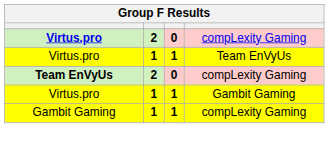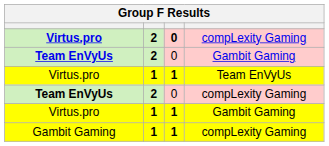+ row: (74, 56)
(174, 75) bold -> (174, 94) normal
